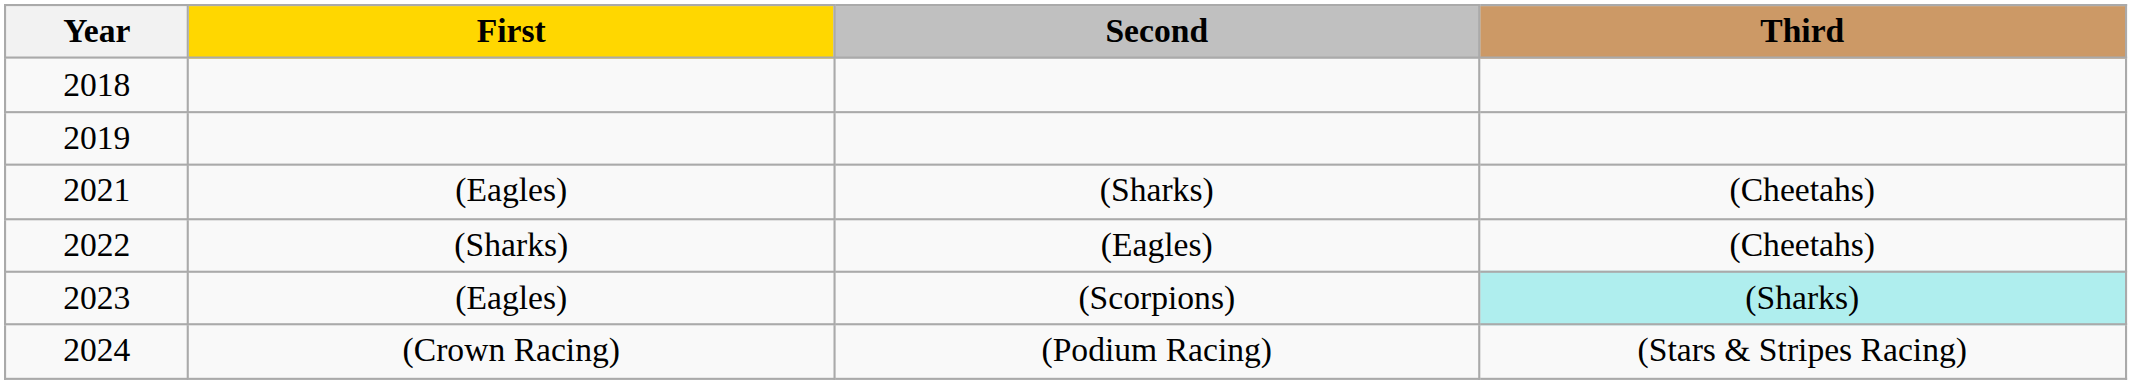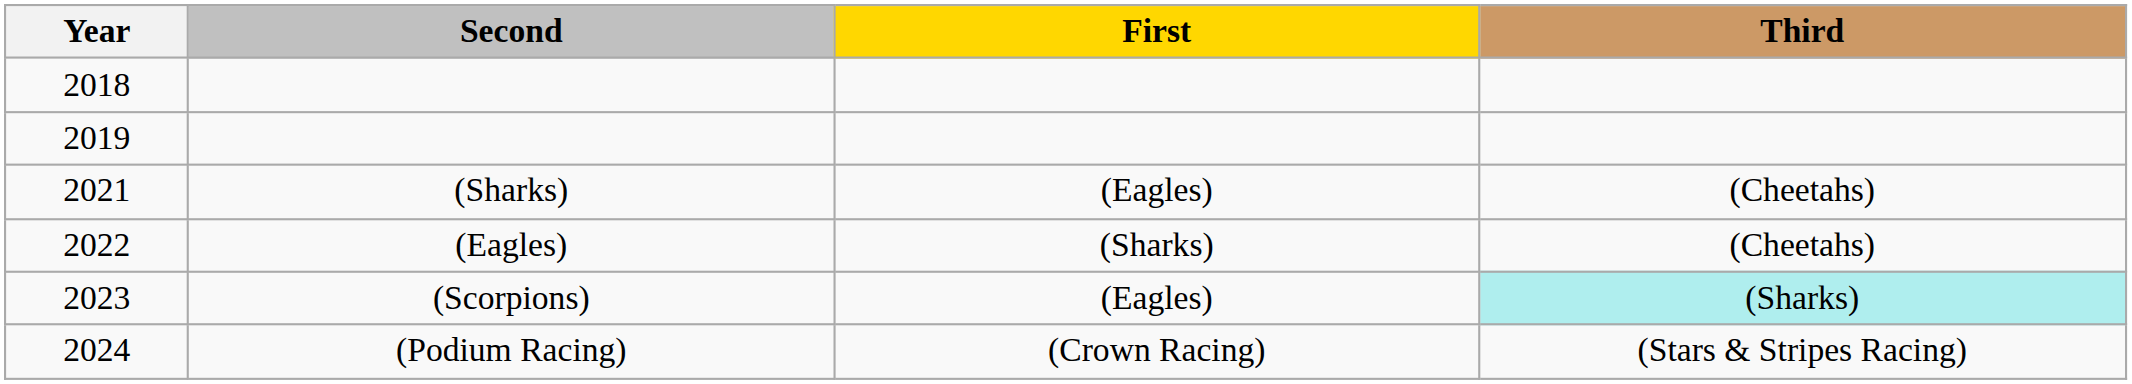columns swapped: (511, 31) <-> (1157, 31)
